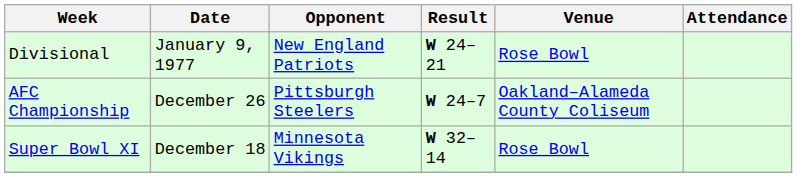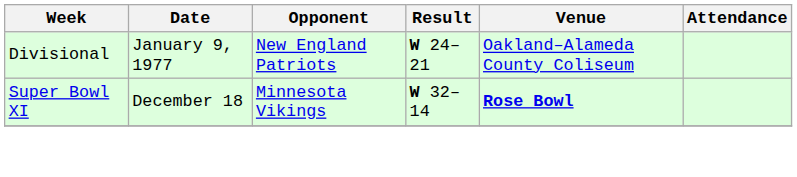(544, 55) Rose Bowl -> (558, 55) Oakland–Alameda County Coliseum
- row: (69, 102)
(544, 149) normal -> (528, 102) bold
